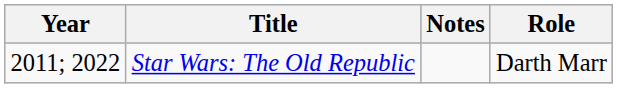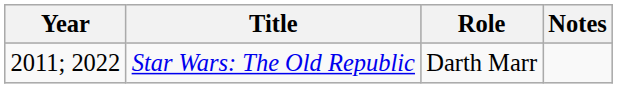columns swapped: (551, 23) <-> (455, 23)
